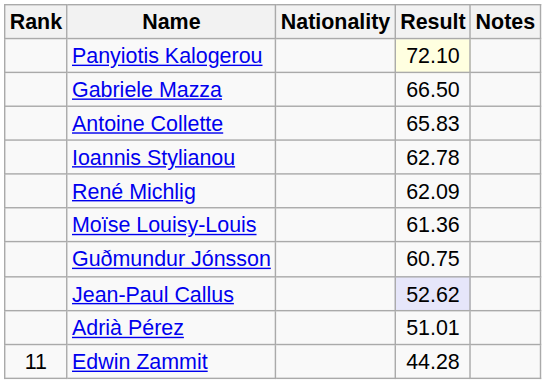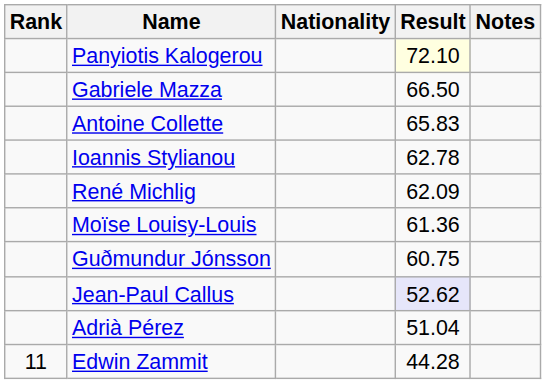(433, 327) 51.01 -> (433, 327) 51.04
